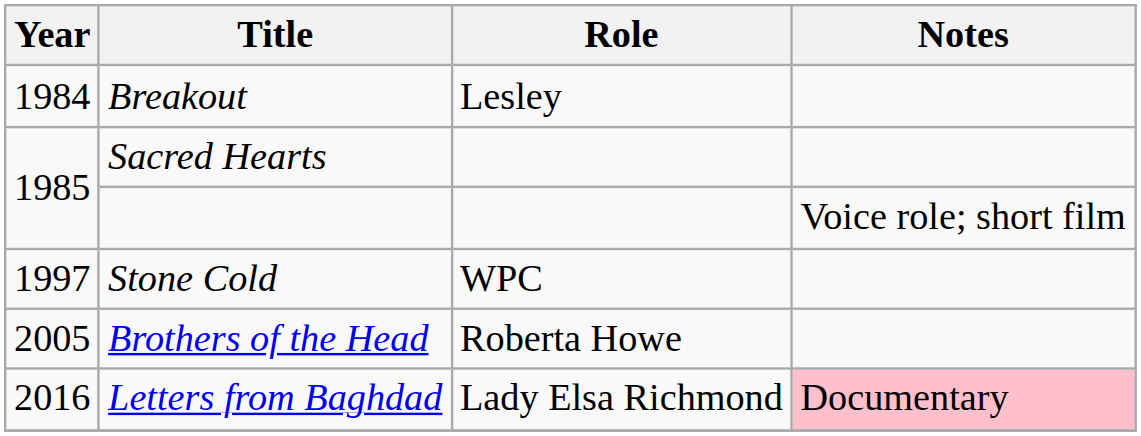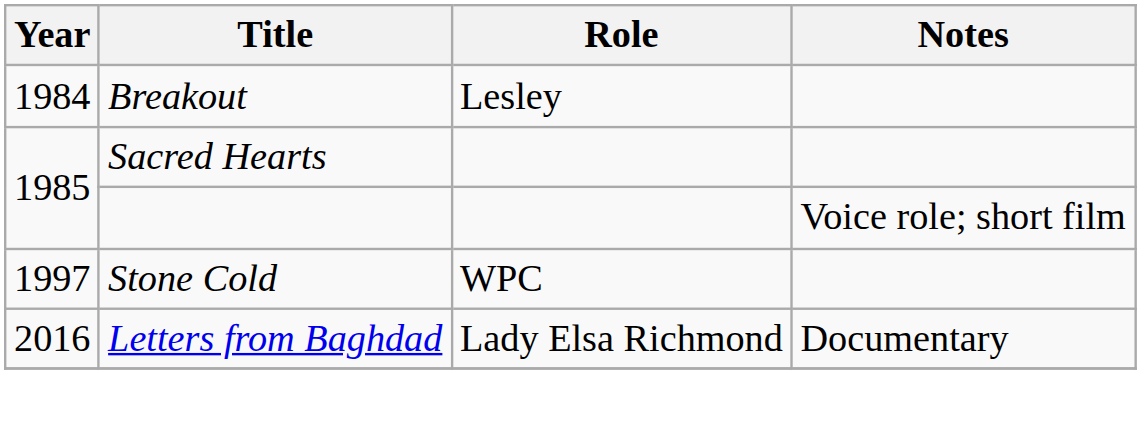- row: (52, 338)
(905, 398) pink background -> (905, 338) no background
